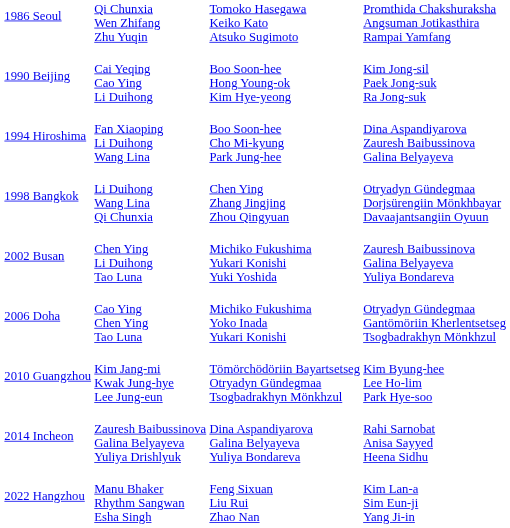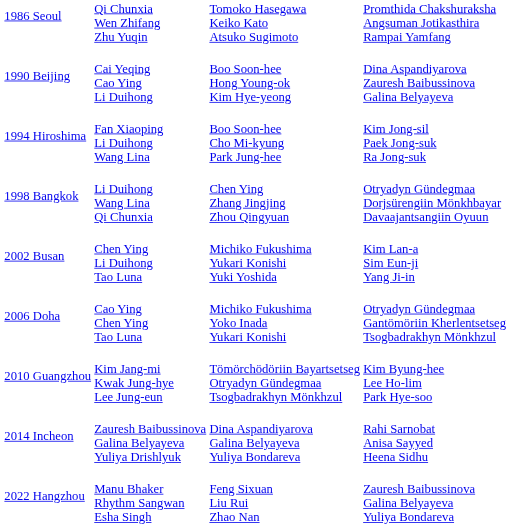(400, 83) Kim Jong-sil Paek Jong-suk Ra Jong-suk -> (419, 83) Dina Aspandiyarova Zauresh Baibussinova Galina Belyayeva
(419, 143) Dina Aspandiyarova Zauresh Baibussinova Galina Belyayeva -> (400, 143) Kim Jong-sil Paek Jong-suk Ra Jong-suk
(419, 263) Zauresh Baibussinova Galina Belyayeva Yuliya Bondareva -> (391, 263) Kim Lan-a Sim Eun-ji Yang Ji-in
(391, 503) Kim Lan-a Sim Eun-ji Yang Ji-in -> (419, 503) Zauresh Baibussinova Galina Belyayeva Yuliya Bondareva
